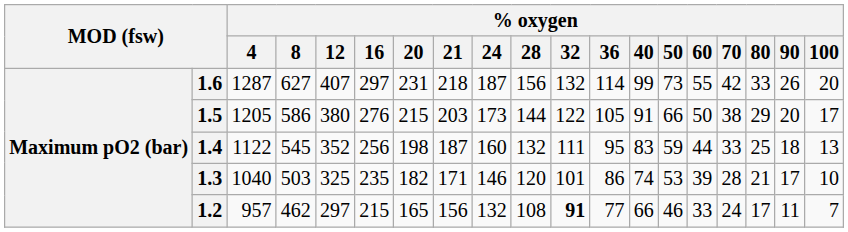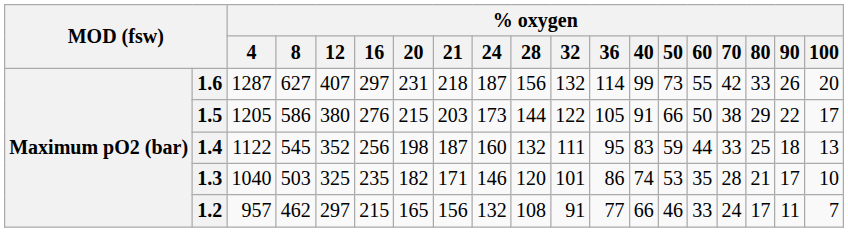(790, 115) 20 -> (790, 115) 22
(702, 178) 39 -> (702, 178) 35
(575, 210) bold -> (575, 210) normal
